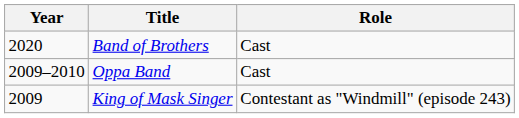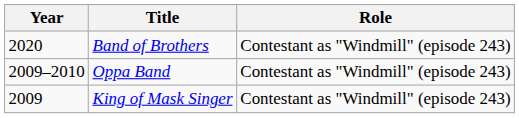(255, 44) Cast -> (375, 44) Contestant as "Windmill" (episode 243)
(255, 71) Cast -> (375, 71) Contestant as "Windmill" (episode 243)
